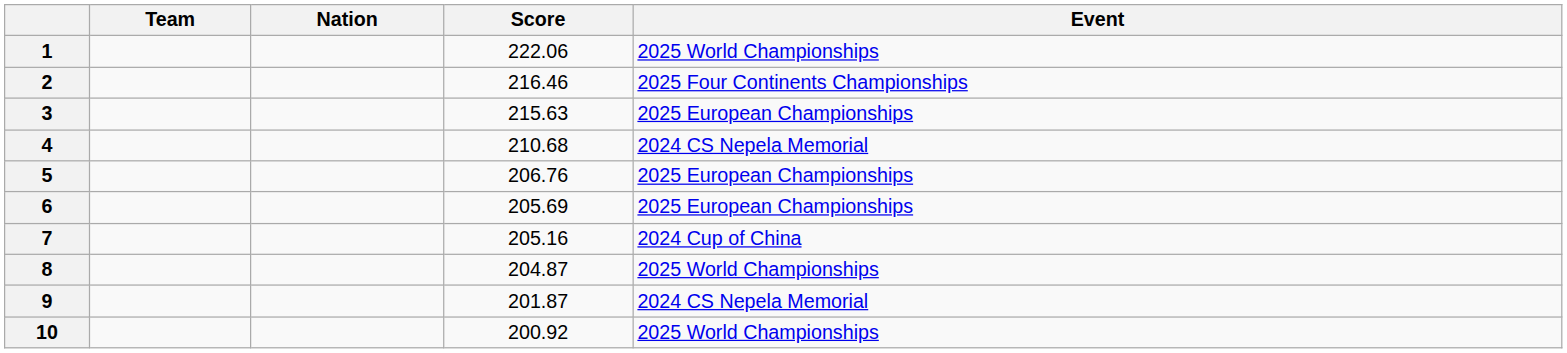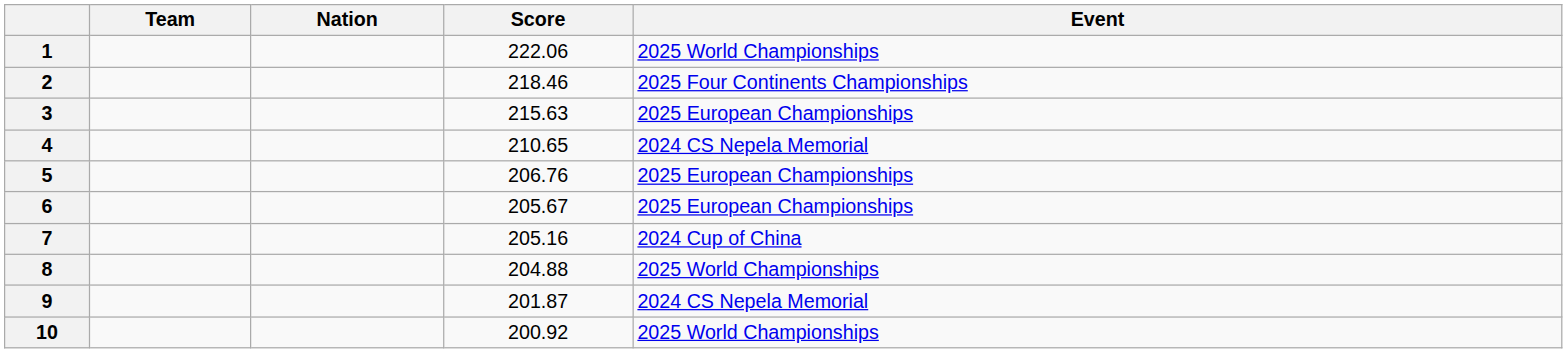(538, 82) 216.46 -> (538, 82) 218.46
(538, 144) 210.68 -> (538, 144) 210.65
(538, 207) 205.69 -> (538, 207) 205.67
(538, 269) 204.87 -> (538, 269) 204.88
